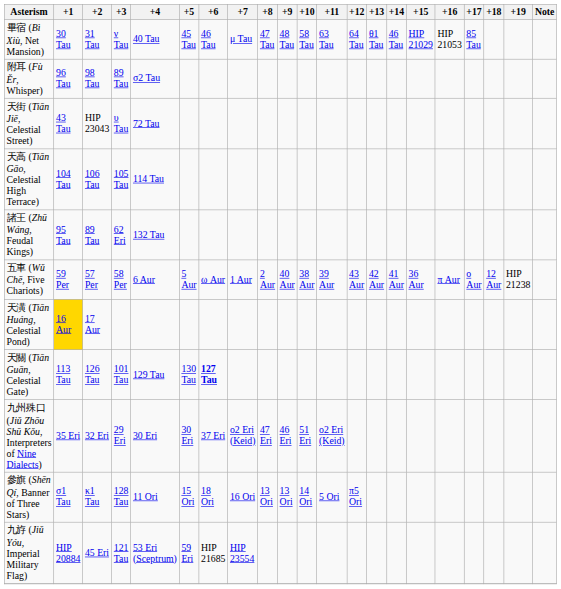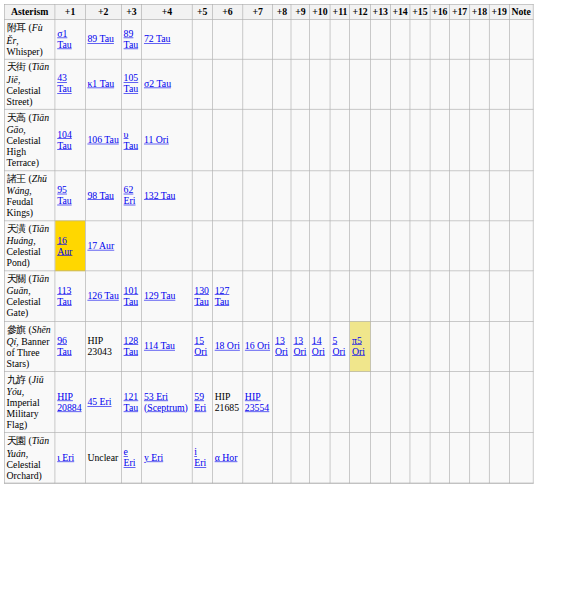- row: (25, 39)
(63, 78) 96 Tau -> (64, 39) σ1 Tau
(92, 78) 98 Tau -> (101, 39) 89 Tau
(147, 78) σ2 Tau -> (157, 39) 72 Tau
(97, 123) HIP 23043 -> (101, 84) κ1 Tau
(121, 123) υ Tau -> (131, 84) 105 Tau
(146, 123) 72 Tau -> (157, 84) σ2 Tau
(121, 179) 105 Tau -> (131, 140) υ Tau
(148, 179) 114 Tau -> (156, 140) 11 Ori
(92, 235) 89 Tau -> (101, 195) 98 Tau
- row: (26, 280)
(209, 374) bold -> (222, 296) normal
- row: (29, 436)
(63, 497) σ1 Tau -> (64, 346) 96 Tau
(92, 497) κ1 Tau -> (100, 346) HIP 23043
(145, 497) 11 Ori -> (159, 346) 114 Tau
(356, 497) no background -> (359, 346) khaki background
+ row: (28, 458)
